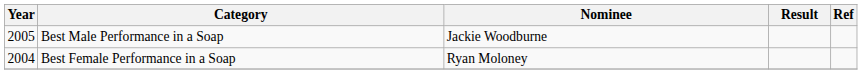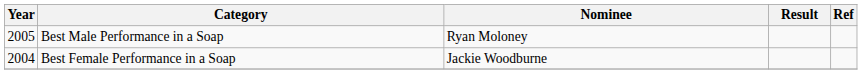(497, 36) Jackie Woodburne -> (487, 36) Ryan Moloney
(487, 58) Ryan Moloney -> (497, 58) Jackie Woodburne
